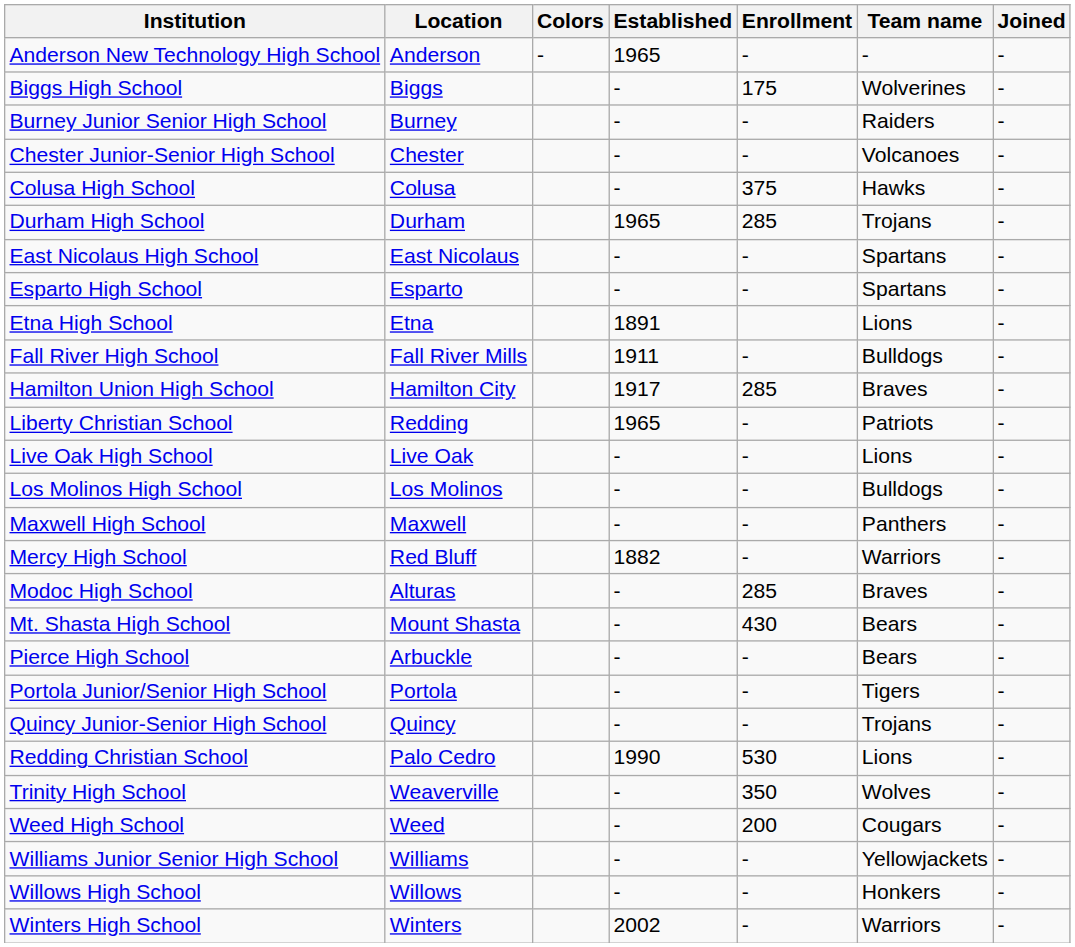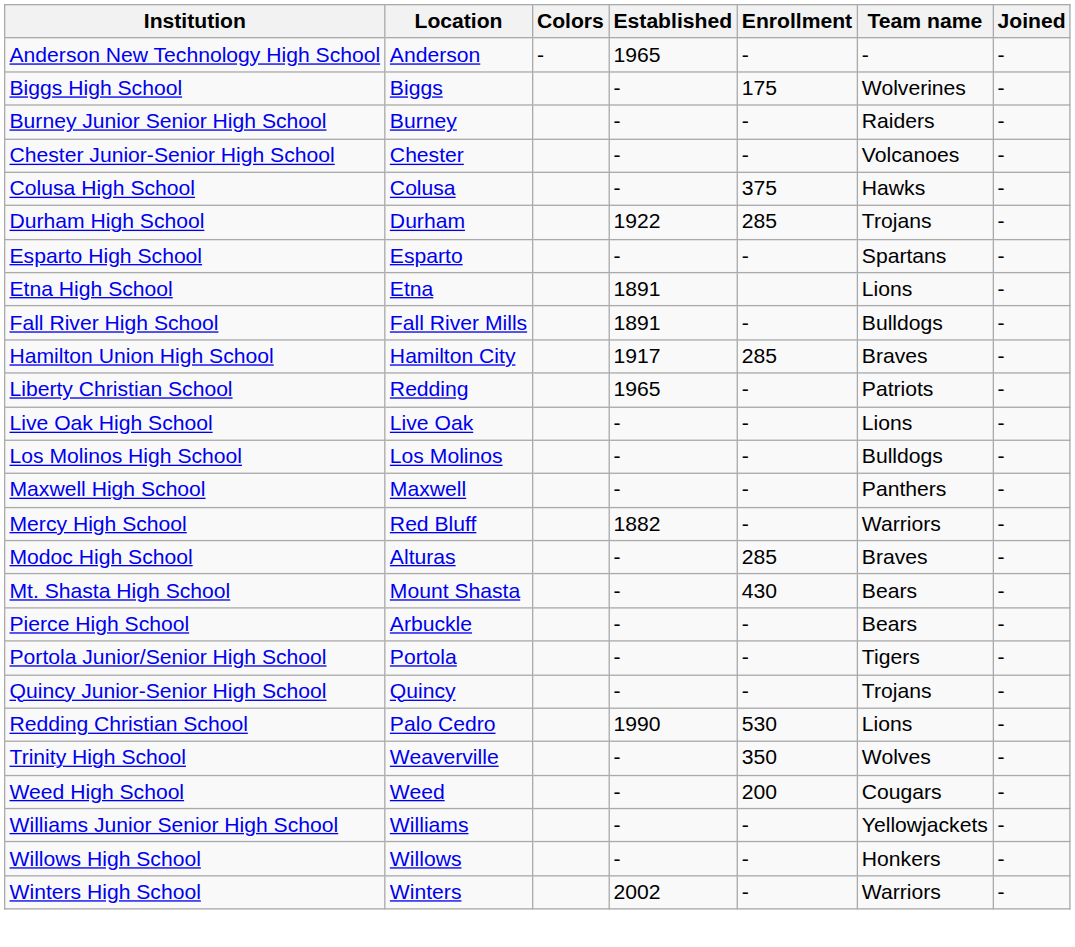(637, 222) 1965 -> (637, 222) 1922
- row: (134, 255)
(636, 356) 1911 -> (637, 322) 1891
